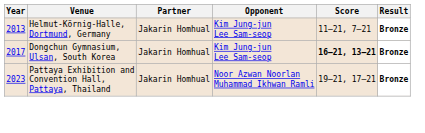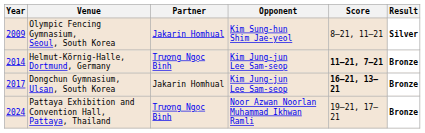+ row: (72, 34)
(16, 29) 2013 -> (16, 61) 2014
(174, 29) Jakarin Homhual -> (179, 61) Trương Ngọc Bình
(345, 29) normal -> (357, 61) bold
(16, 79) 2023 -> (16, 112) 2024
(174, 79) Jakarin Homhual -> (179, 112) Trương Ngọc Bình
